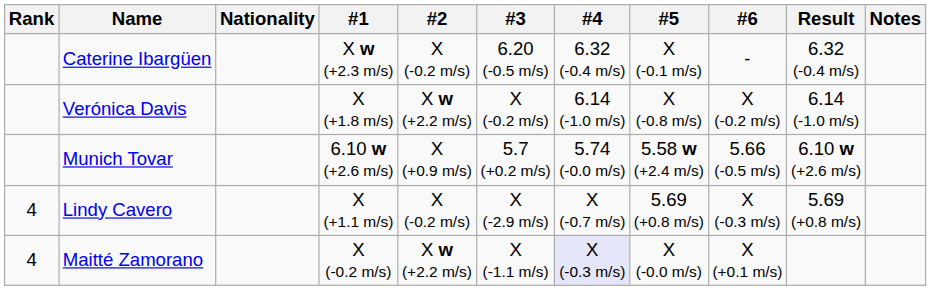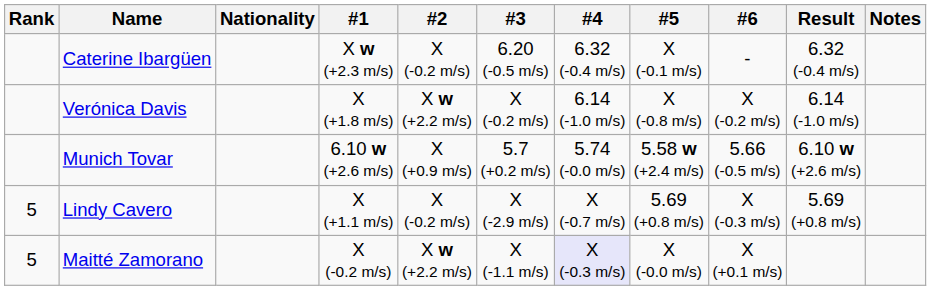(32, 210) 4 -> (32, 210) 5
(32, 260) 4 -> (32, 260) 5
